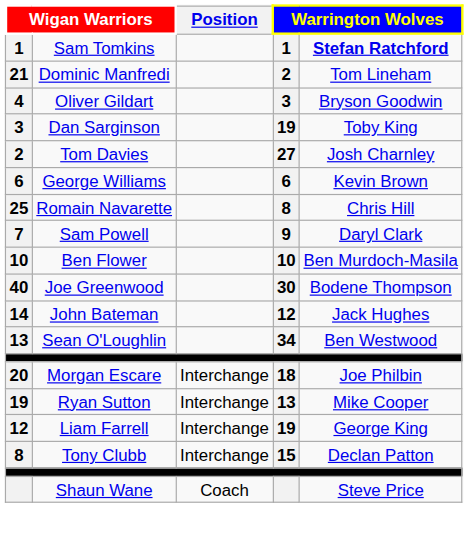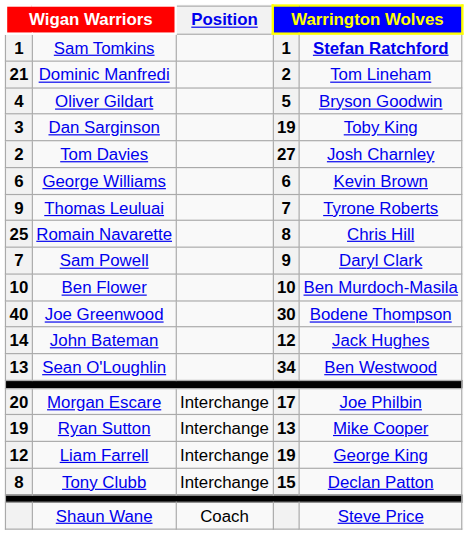(286, 101) 3 -> (286, 101) 5
+ row: (19, 207)
(286, 375) 18 -> (286, 402) 17
